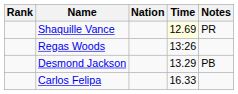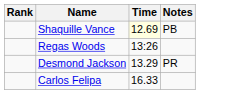- column: (148, 13)
(209, 30) PR -> (170, 30) PB
(208, 64) PB -> (170, 64) PR
